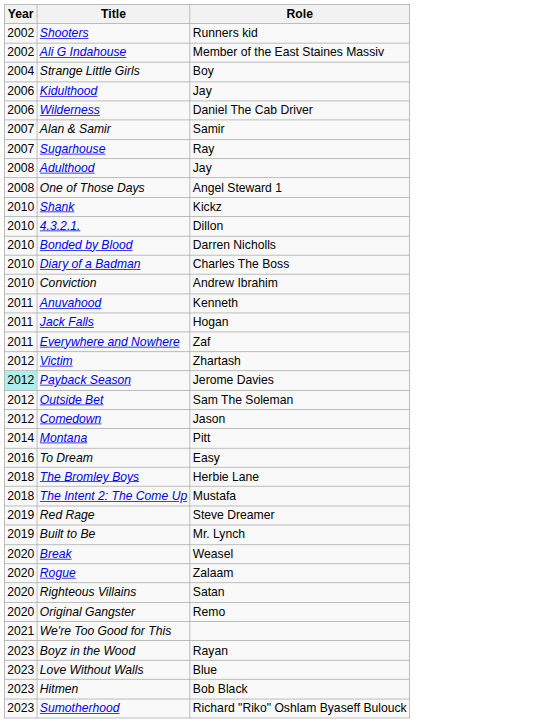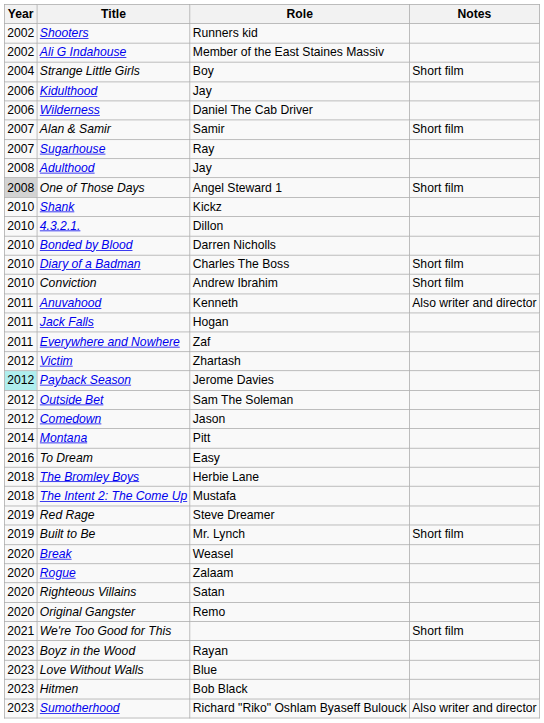+ column: (474, 14)
(21, 187) no background -> (21, 187) lightgrey background
